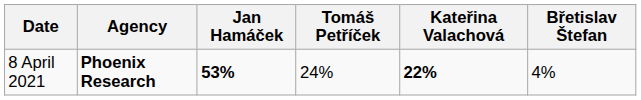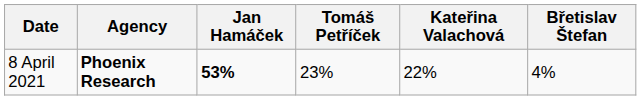(317, 72) 24% -> (317, 72) 23%
(420, 72) bold -> (420, 72) normal
